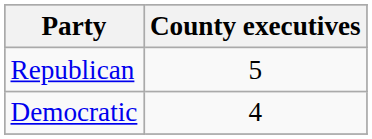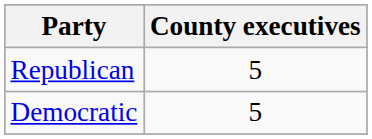(255, 112) 4 -> (255, 112) 5
